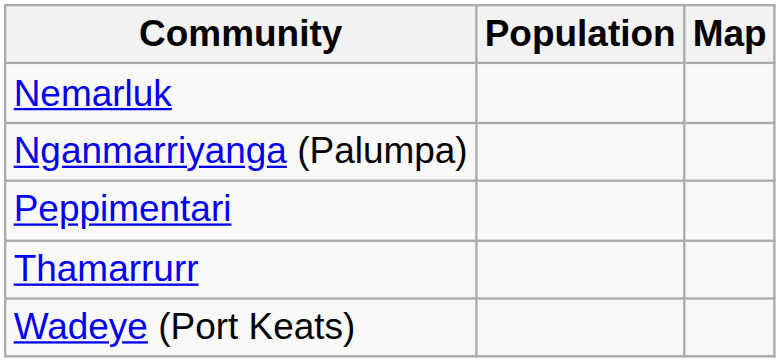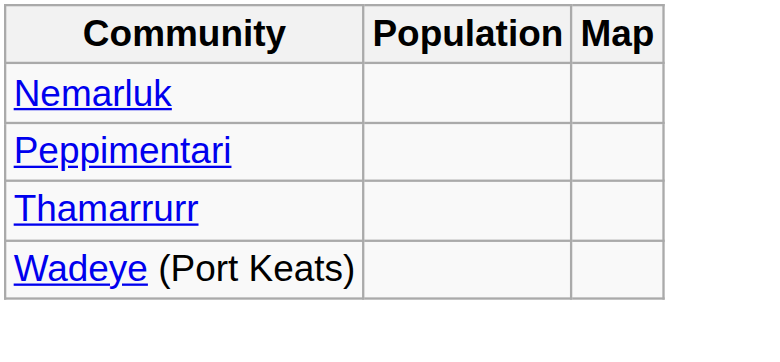- row: (241, 151)
